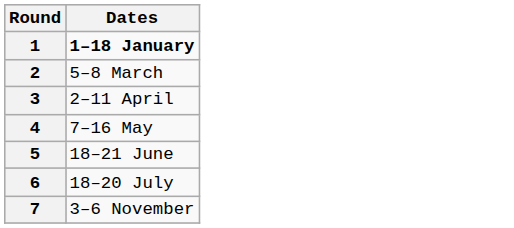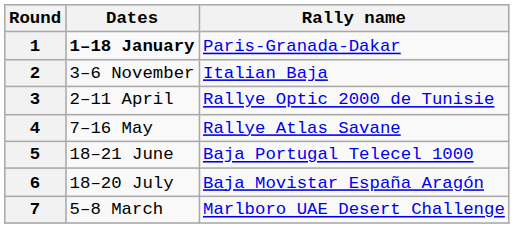+ column: (354, 18)
(116, 73) 5–8 March -> (132, 73) 3–6 November
(132, 210) 3–6 November -> (116, 210) 5–8 March
